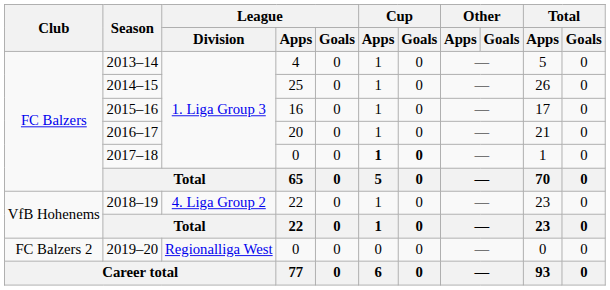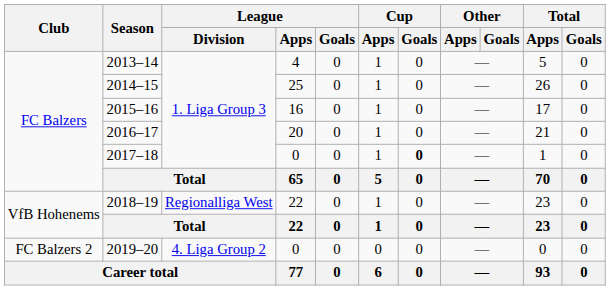(378, 156) bold -> (378, 156) normal
(219, 202) 4. Liga Group 2 -> (219, 202) Regionalliga West
(219, 249) Regionalliga West -> (219, 249) 4. Liga Group 2
